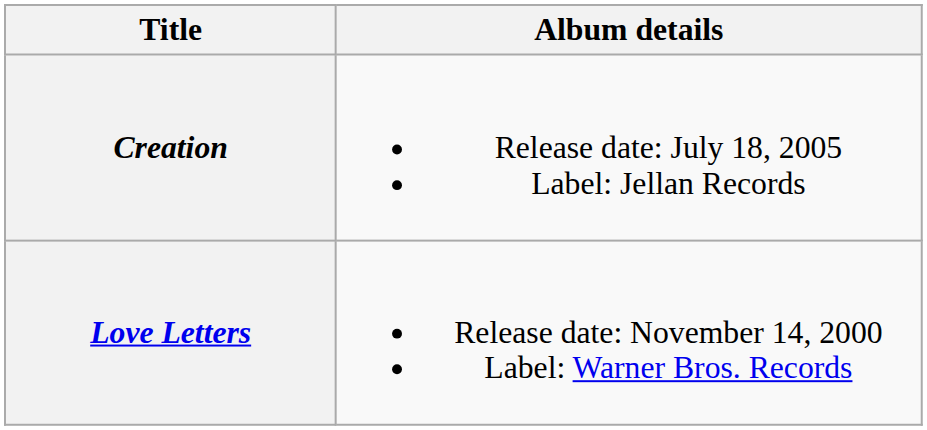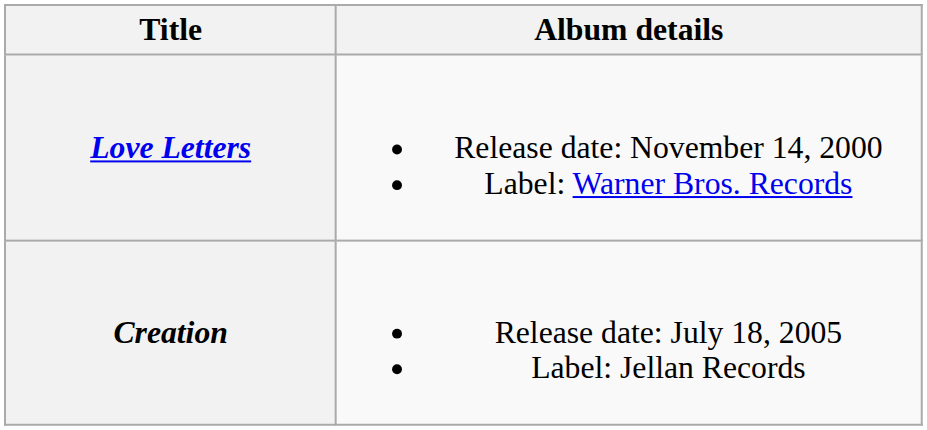rows swapped: (171, 332) <-> (171, 147)
